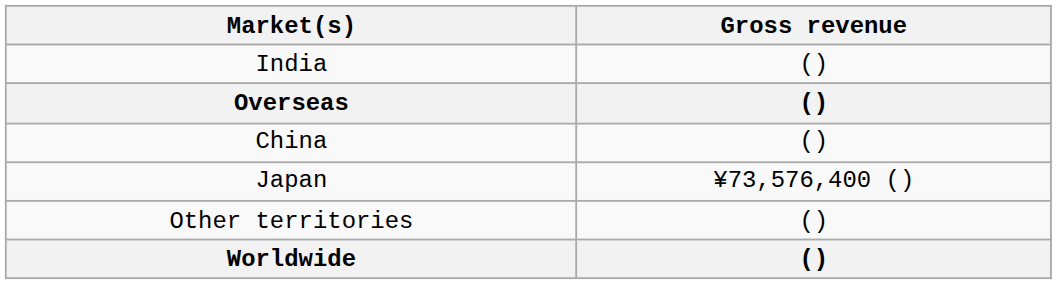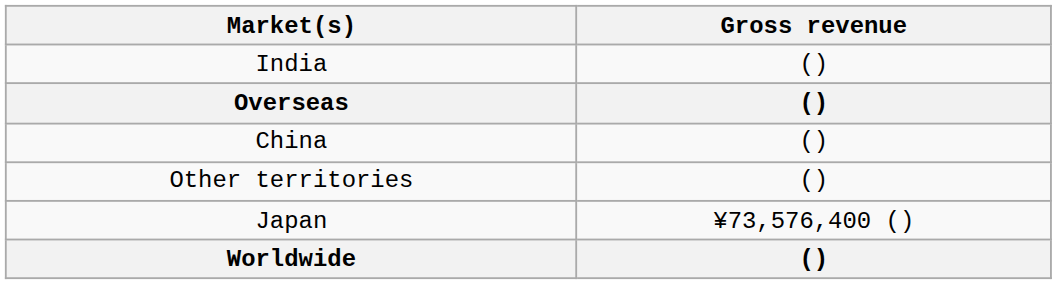rows swapped: (291, 181) <-> (291, 220)
